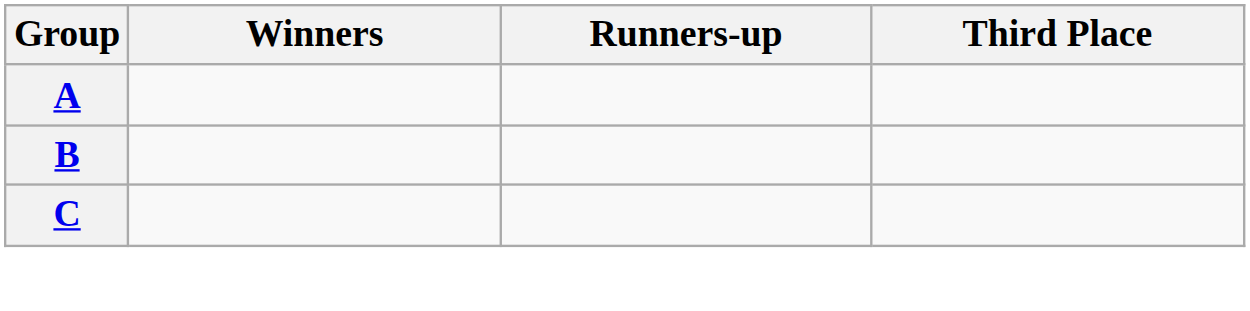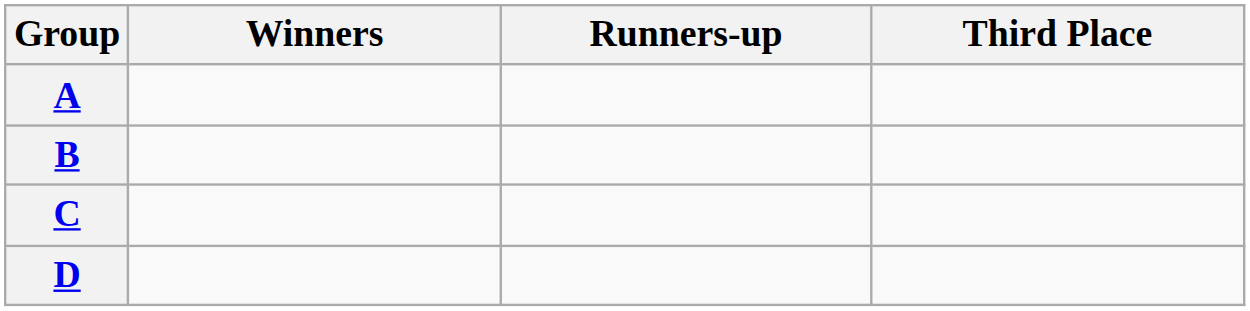+ row: (67, 273)
